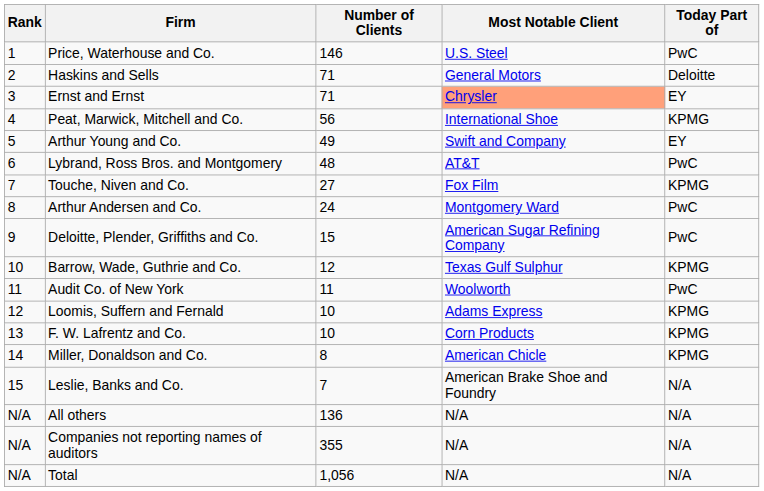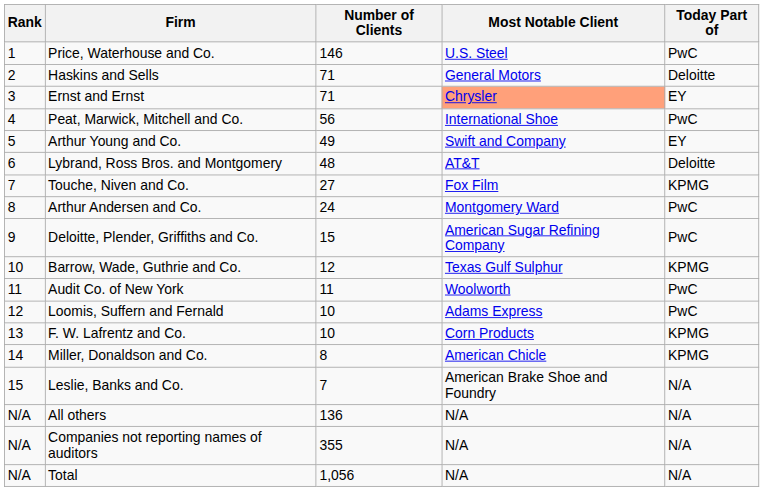(689, 119) KPMG -> (683, 119) PwC
(683, 163) PwC -> (692, 163) Deloitte
(689, 311) KPMG -> (683, 311) PwC
